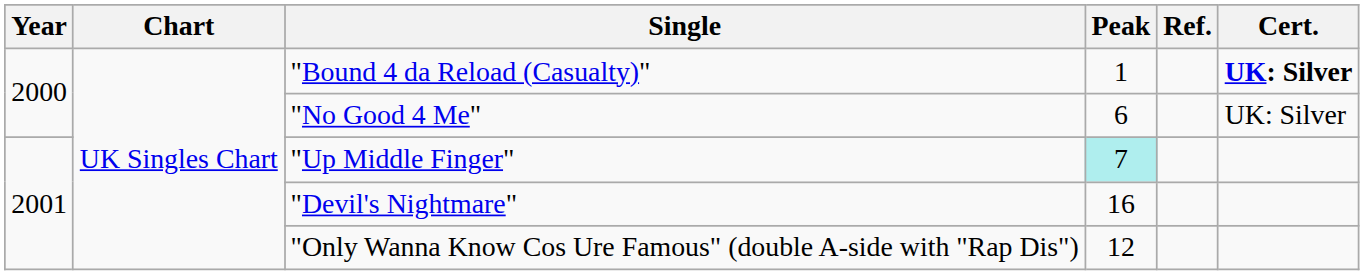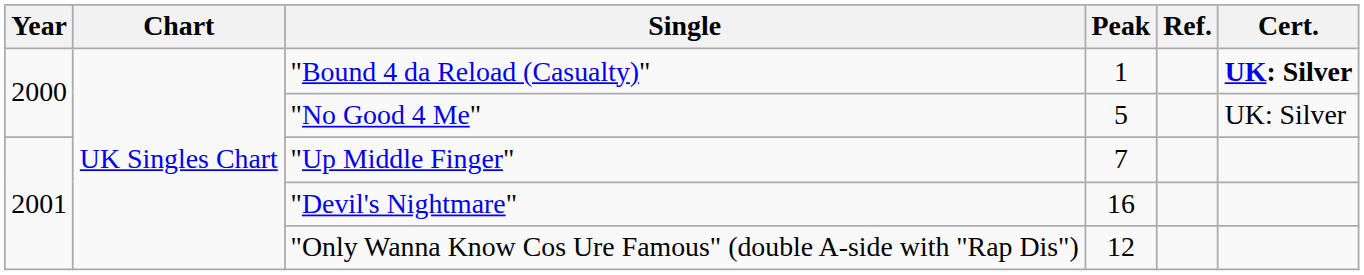(1121, 114) 6 -> (1121, 114) 5
(1121, 159) paleturquoise background -> (1121, 159) no background
